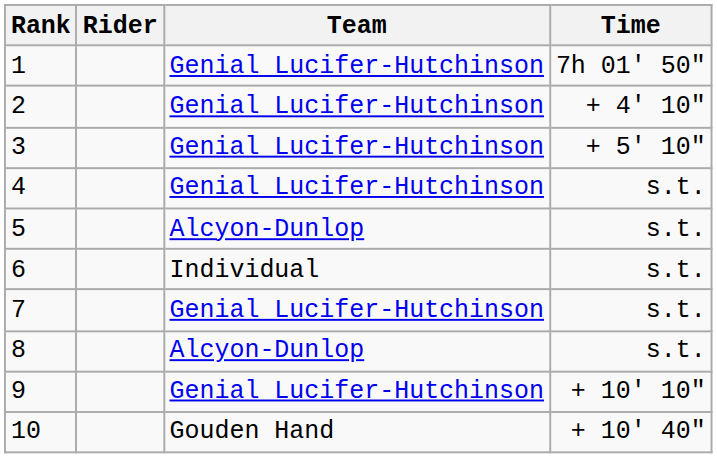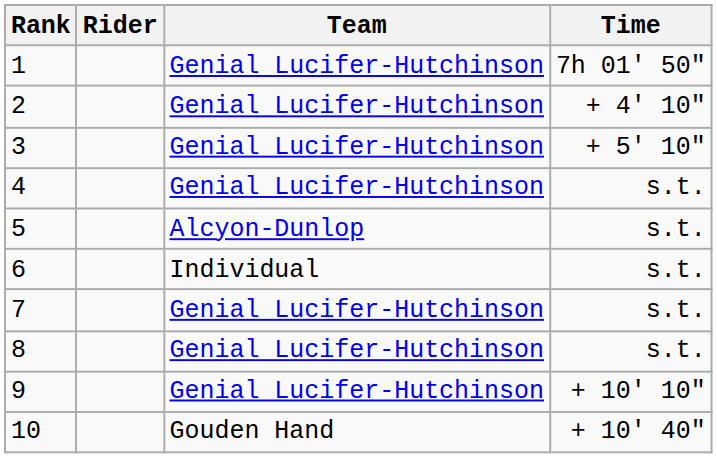(267, 351) Alcyon-Dunlop -> (357, 351) Genial Lucifer-Hutchinson
